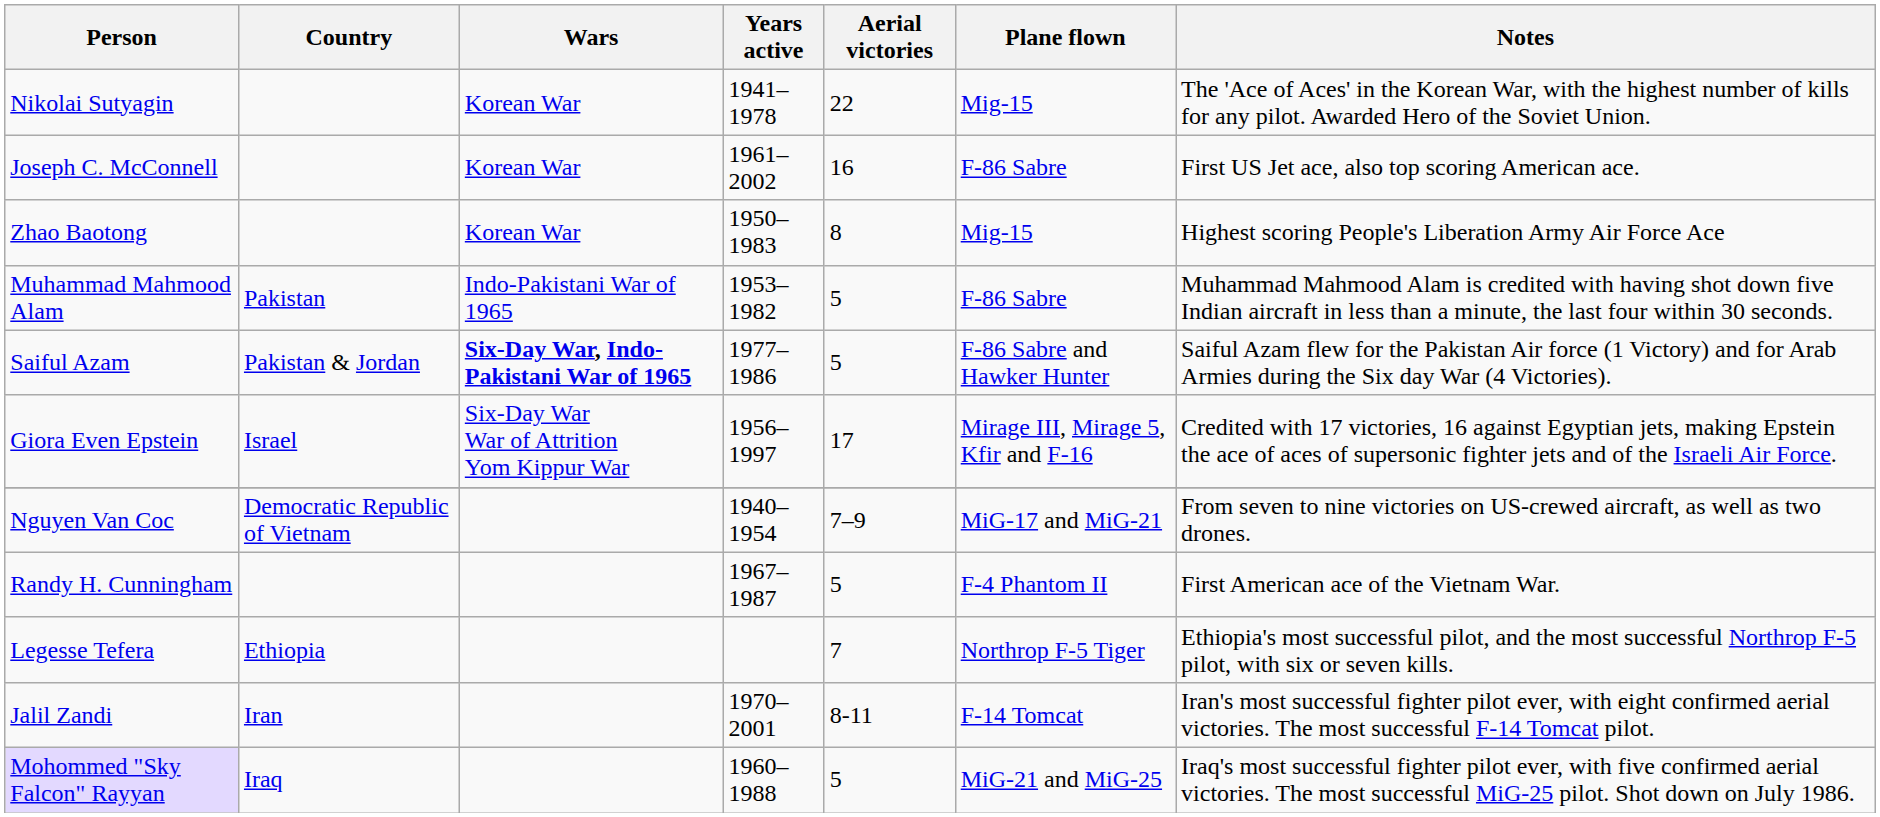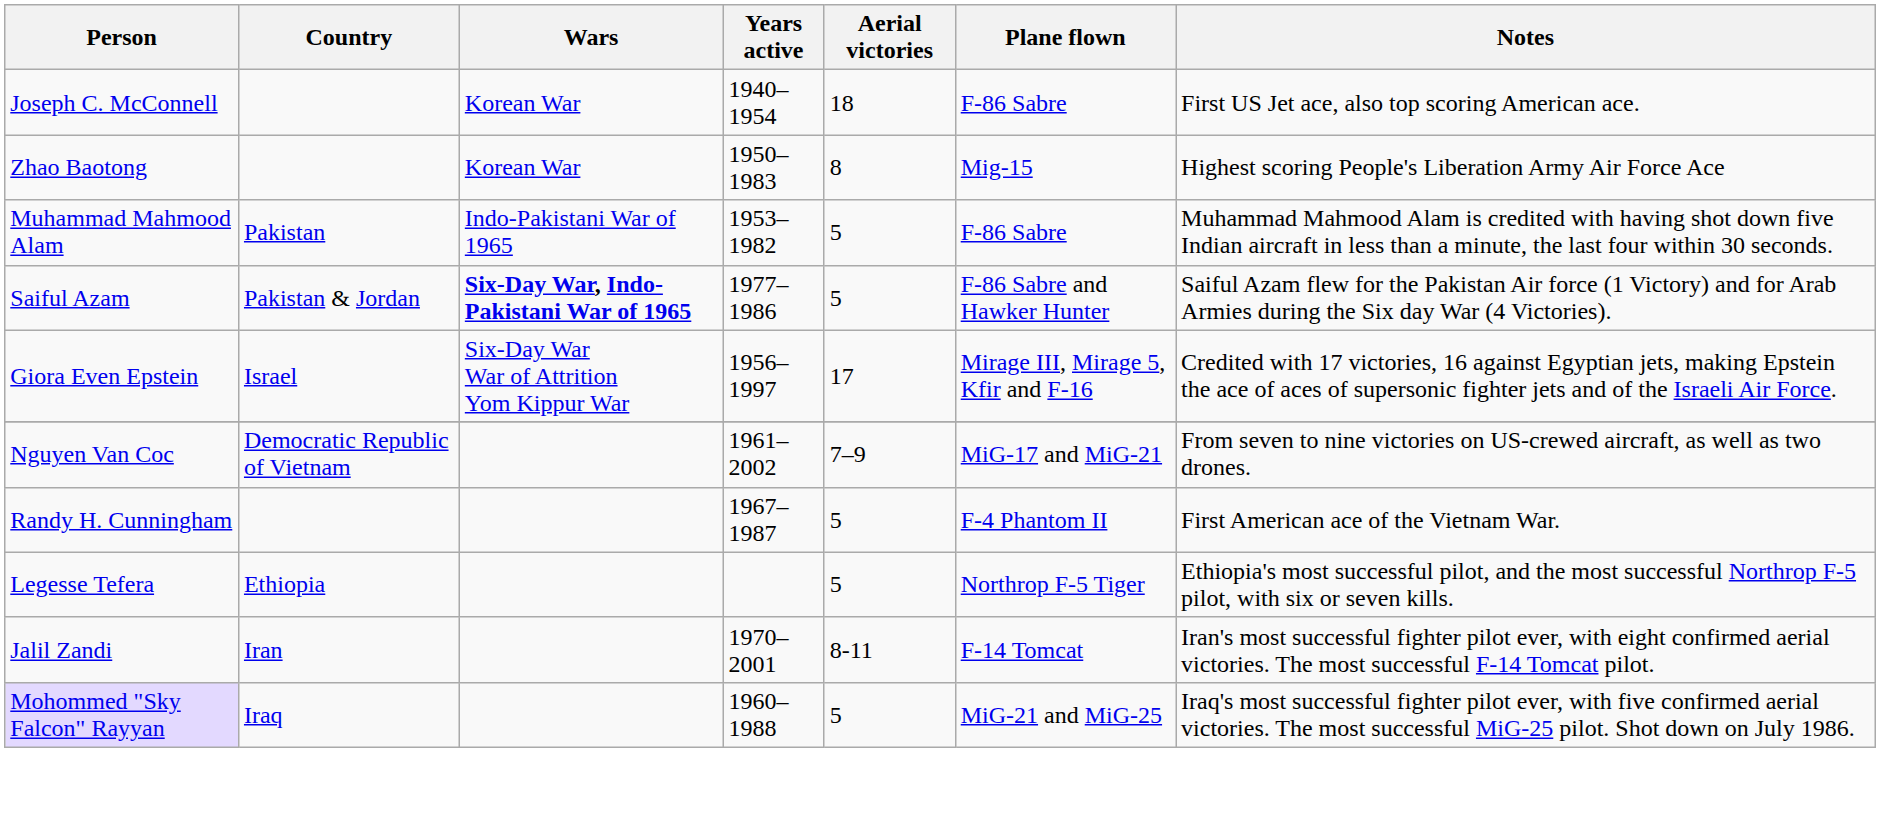- row: (92, 102)
(758, 167) 1961–2002 -> (758, 102) 1940–1954
(842, 167) 16 -> (842, 102) 18
(758, 519) 1940–1954 -> (758, 454) 1961–2002
(836, 649) 7 -> (836, 584) 5
